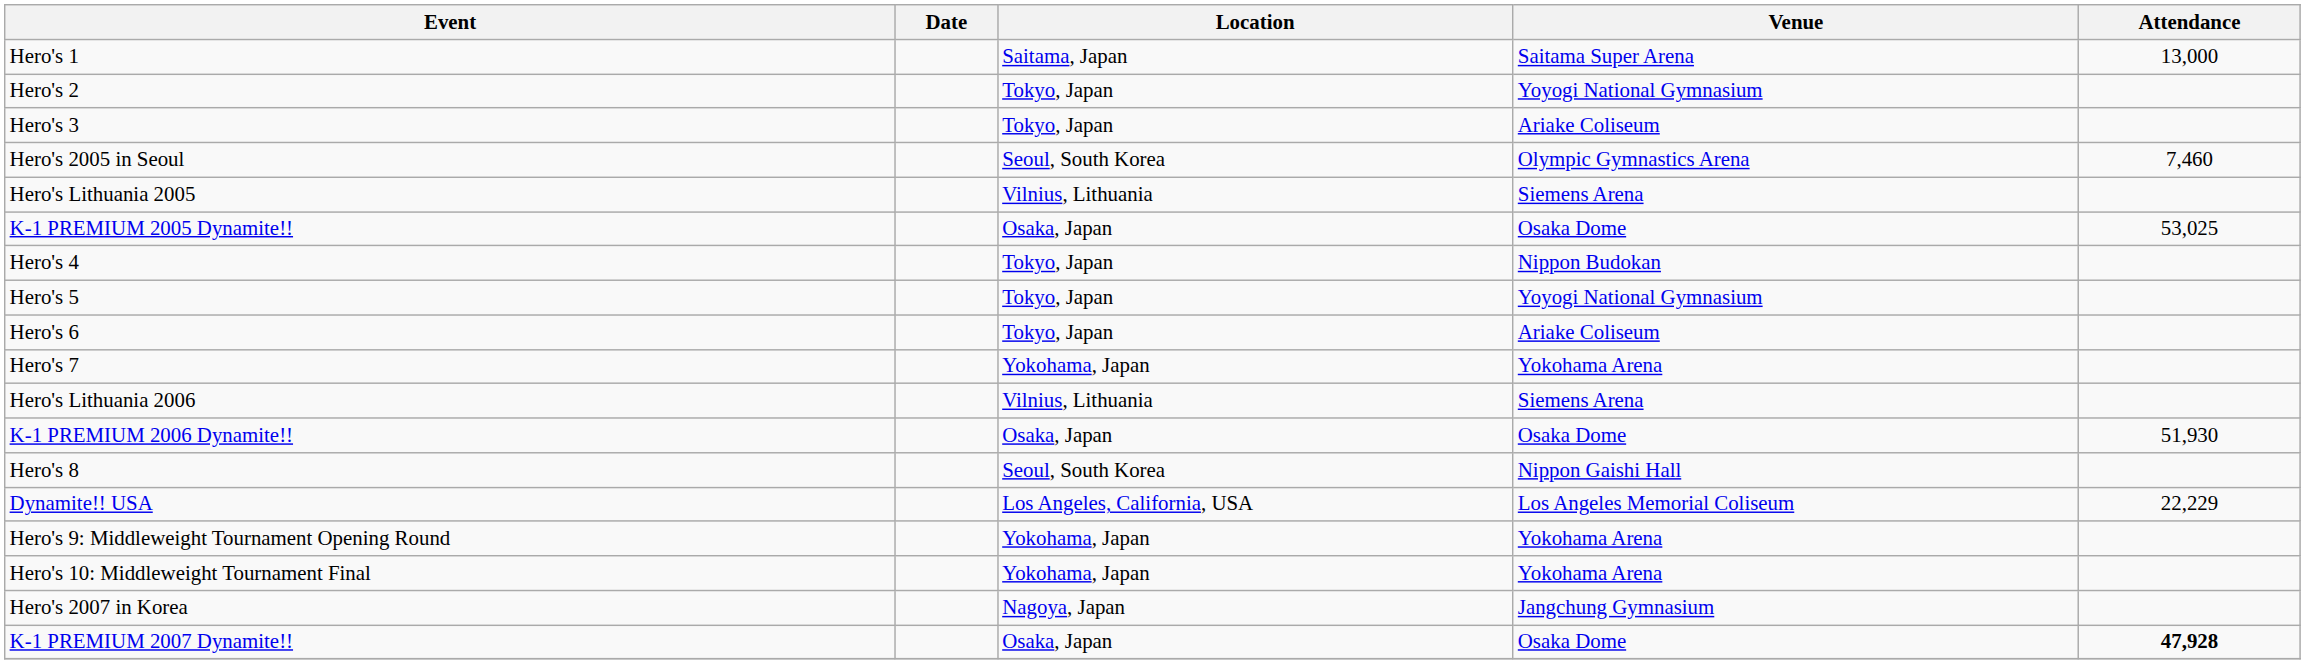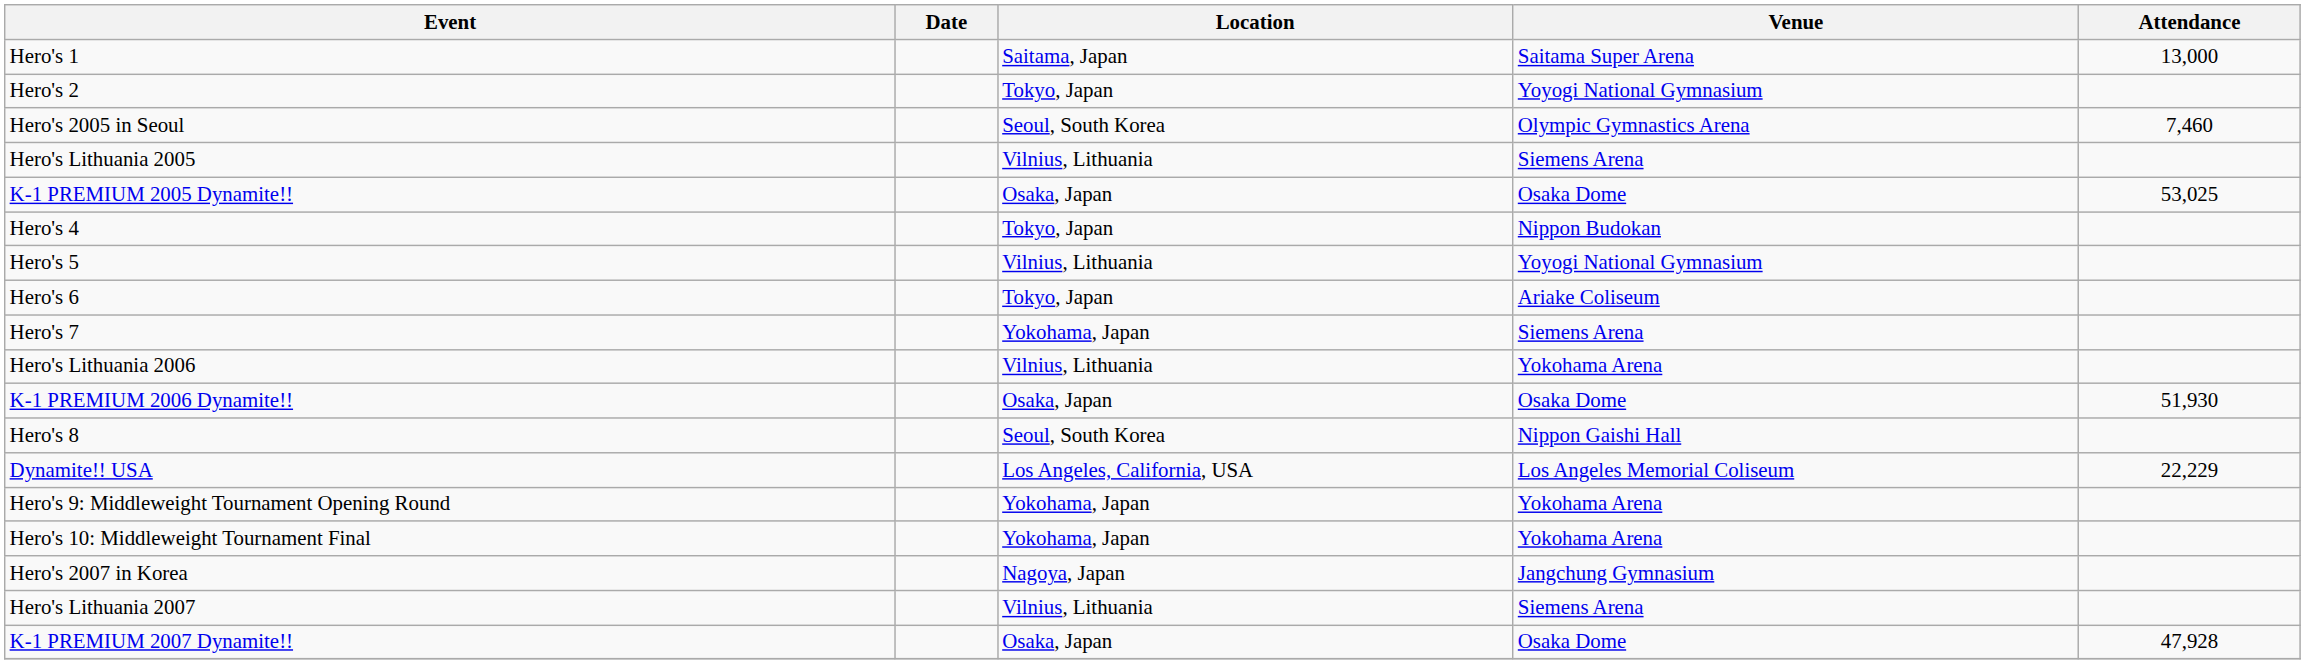- row: (44, 125)
(1058, 297) Tokyo, Japan -> (1077, 262) Vilnius, Lithuania
(1590, 366) Yokohama Arena -> (1581, 331) Siemens Arena
(1581, 400) Siemens Arena -> (1590, 366) Yokohama Arena
+ row: (102, 607)
(2190, 641) bold -> (2190, 641) normal
